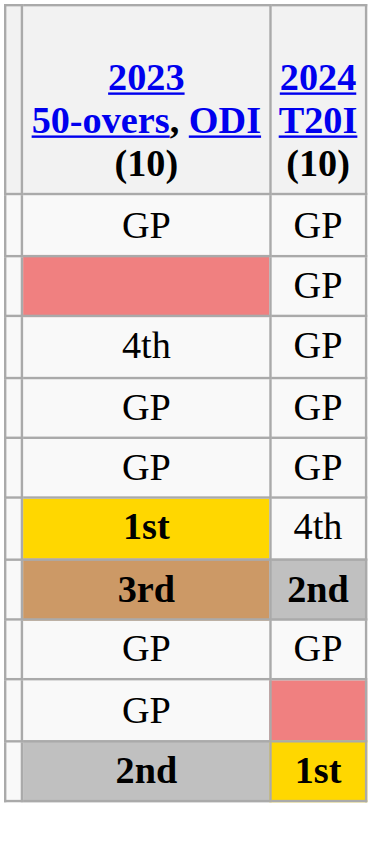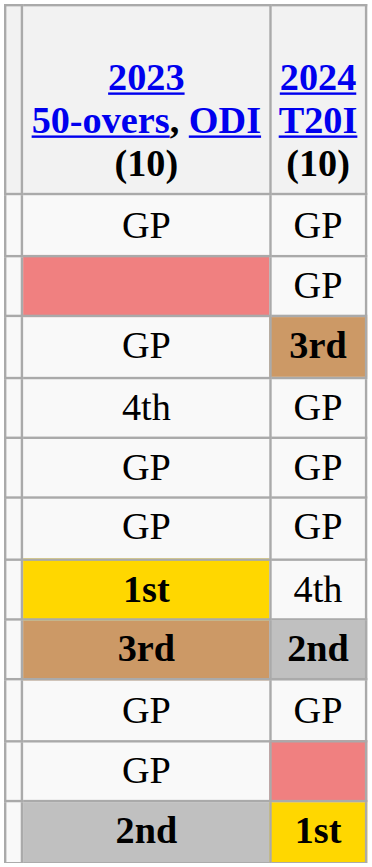+ row: (146, 345)
